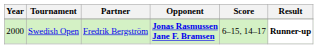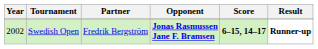(15, 31) 2000 -> (15, 31) 2002
(244, 31) normal -> (244, 31) bold
